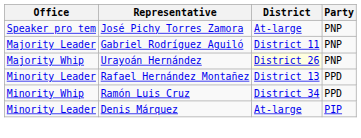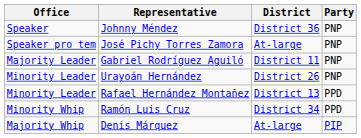+ row: (139, 29)
(45, 61) Majority Whip -> (51, 77) Minority Leader
(51, 109) Minority Leader -> (45, 125) Majority Whip
